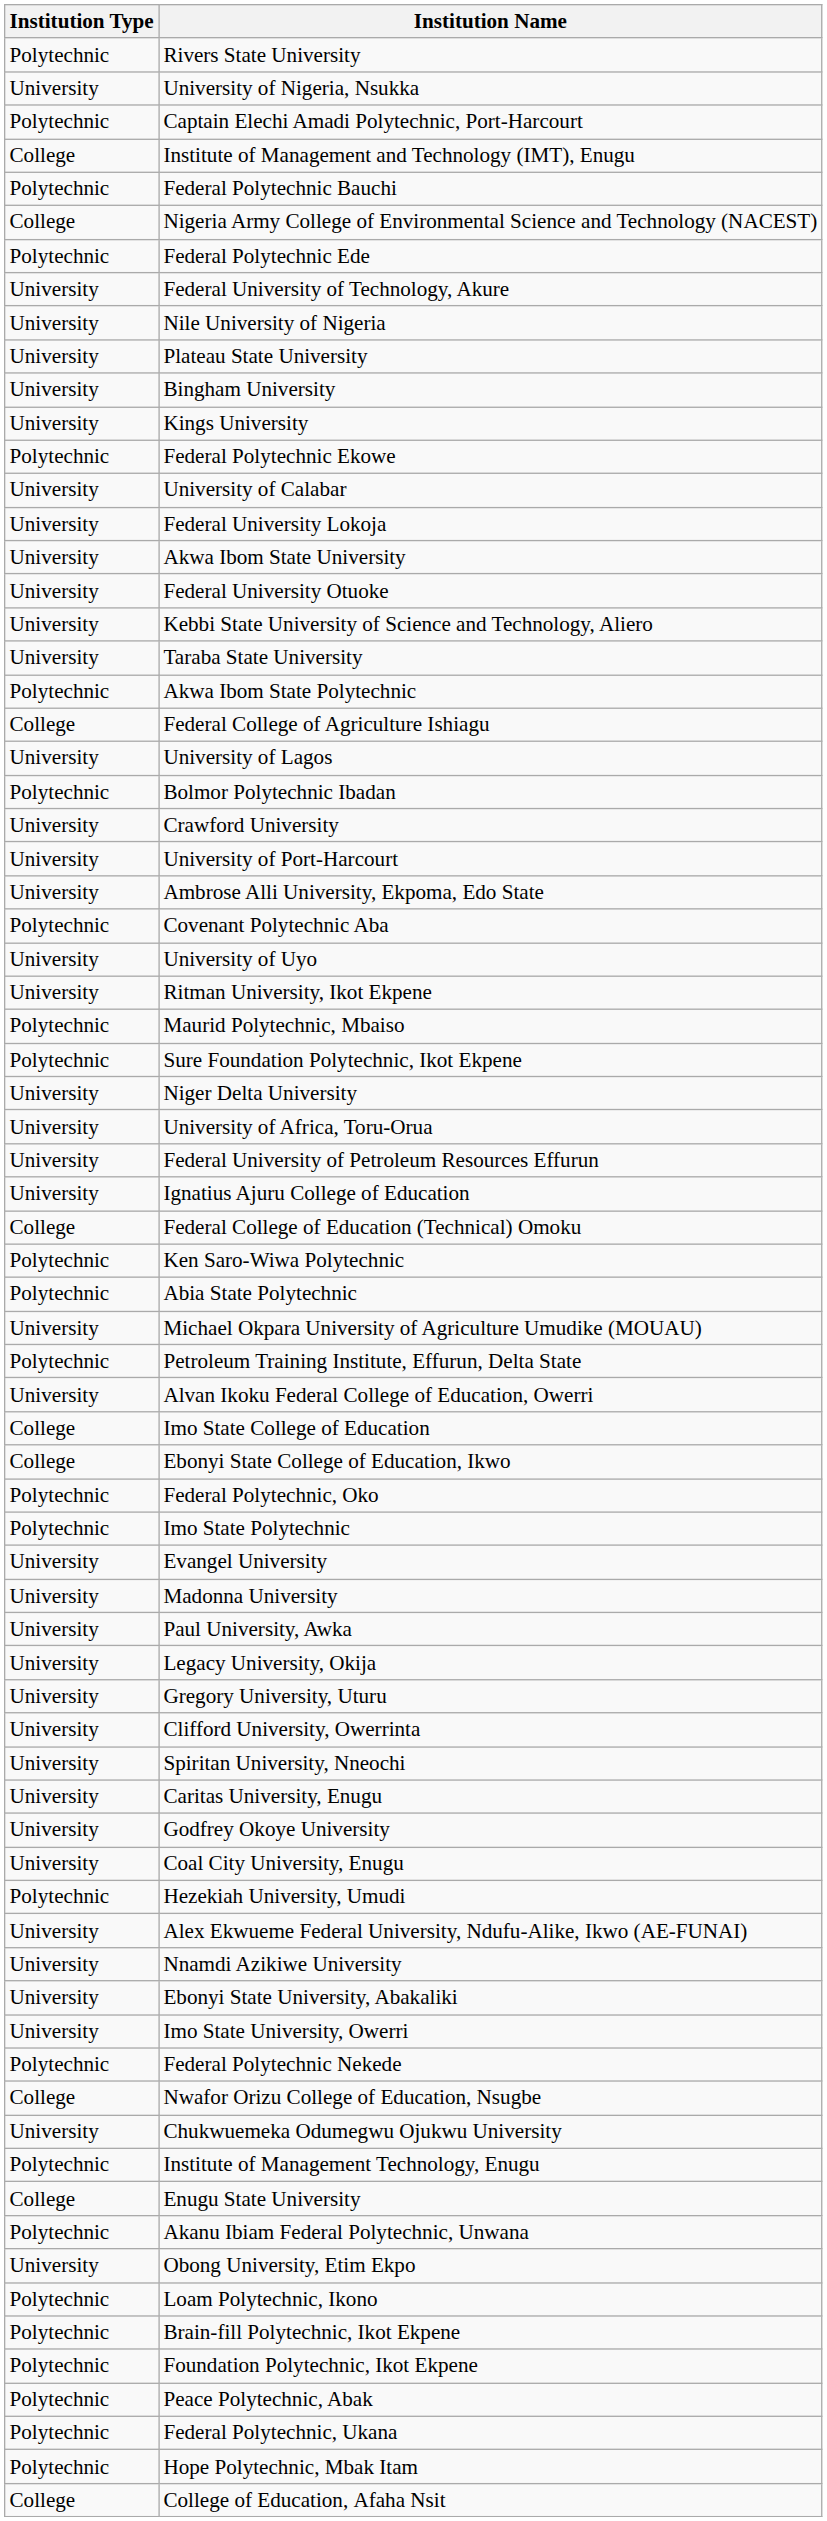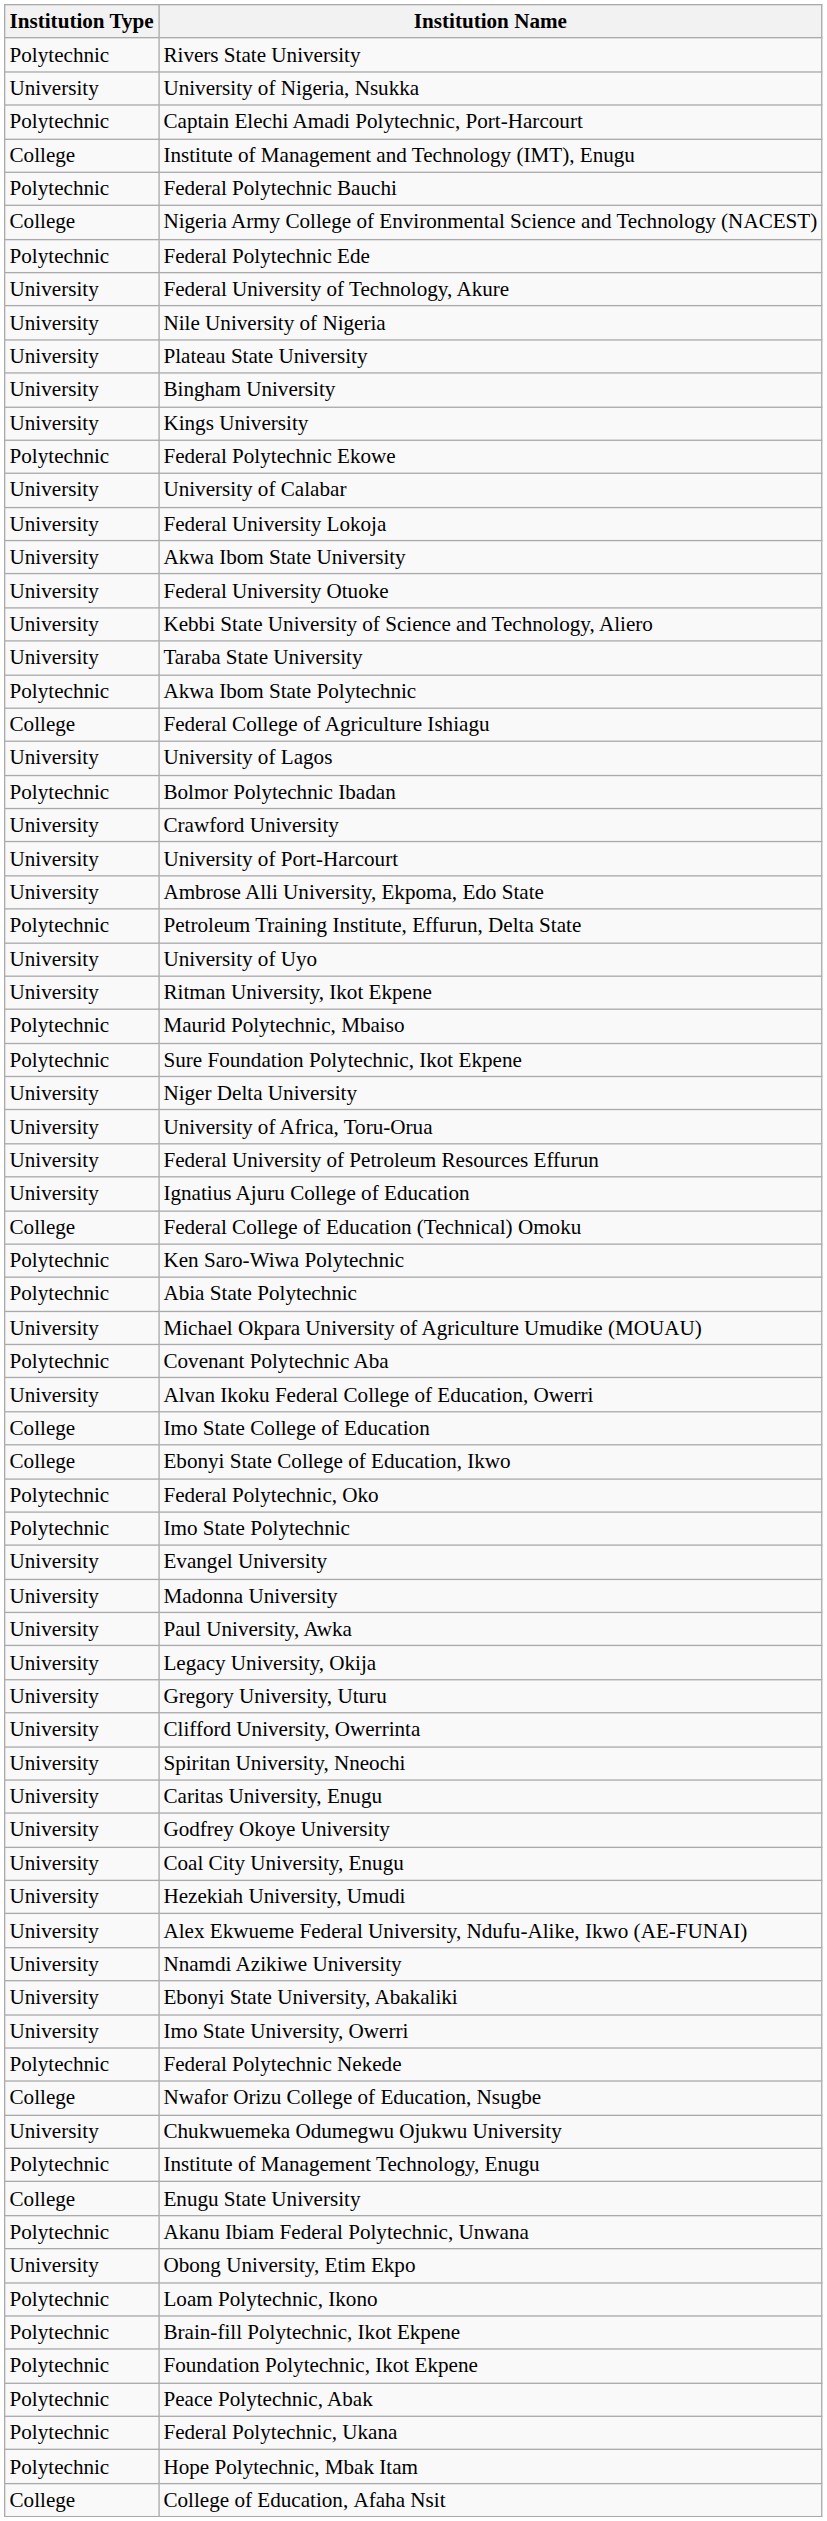rows swapped: (372, 1361) <-> (276, 925)
(59, 1896) Polytechnic -> (54, 1896) University
